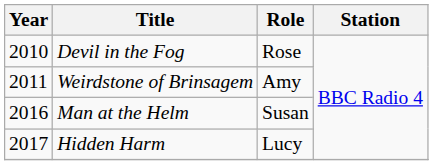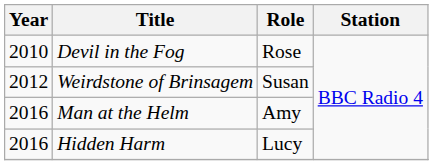(28, 81) 2011 -> (29, 81) 2012
(282, 81) Amy -> (285, 81) Susan
(285, 112) Susan -> (282, 112) Amy
(29, 143) 2017 -> (29, 143) 2016
